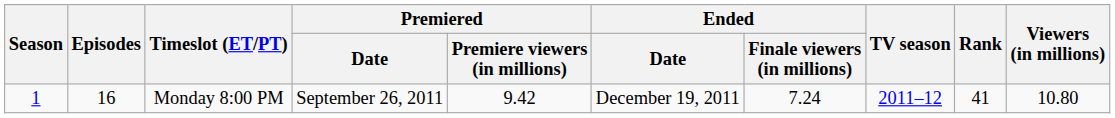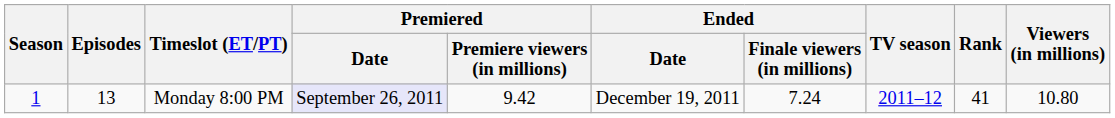(106, 98) 16 -> (106, 98) 13
(370, 98) no background -> (370, 98) lavender background
